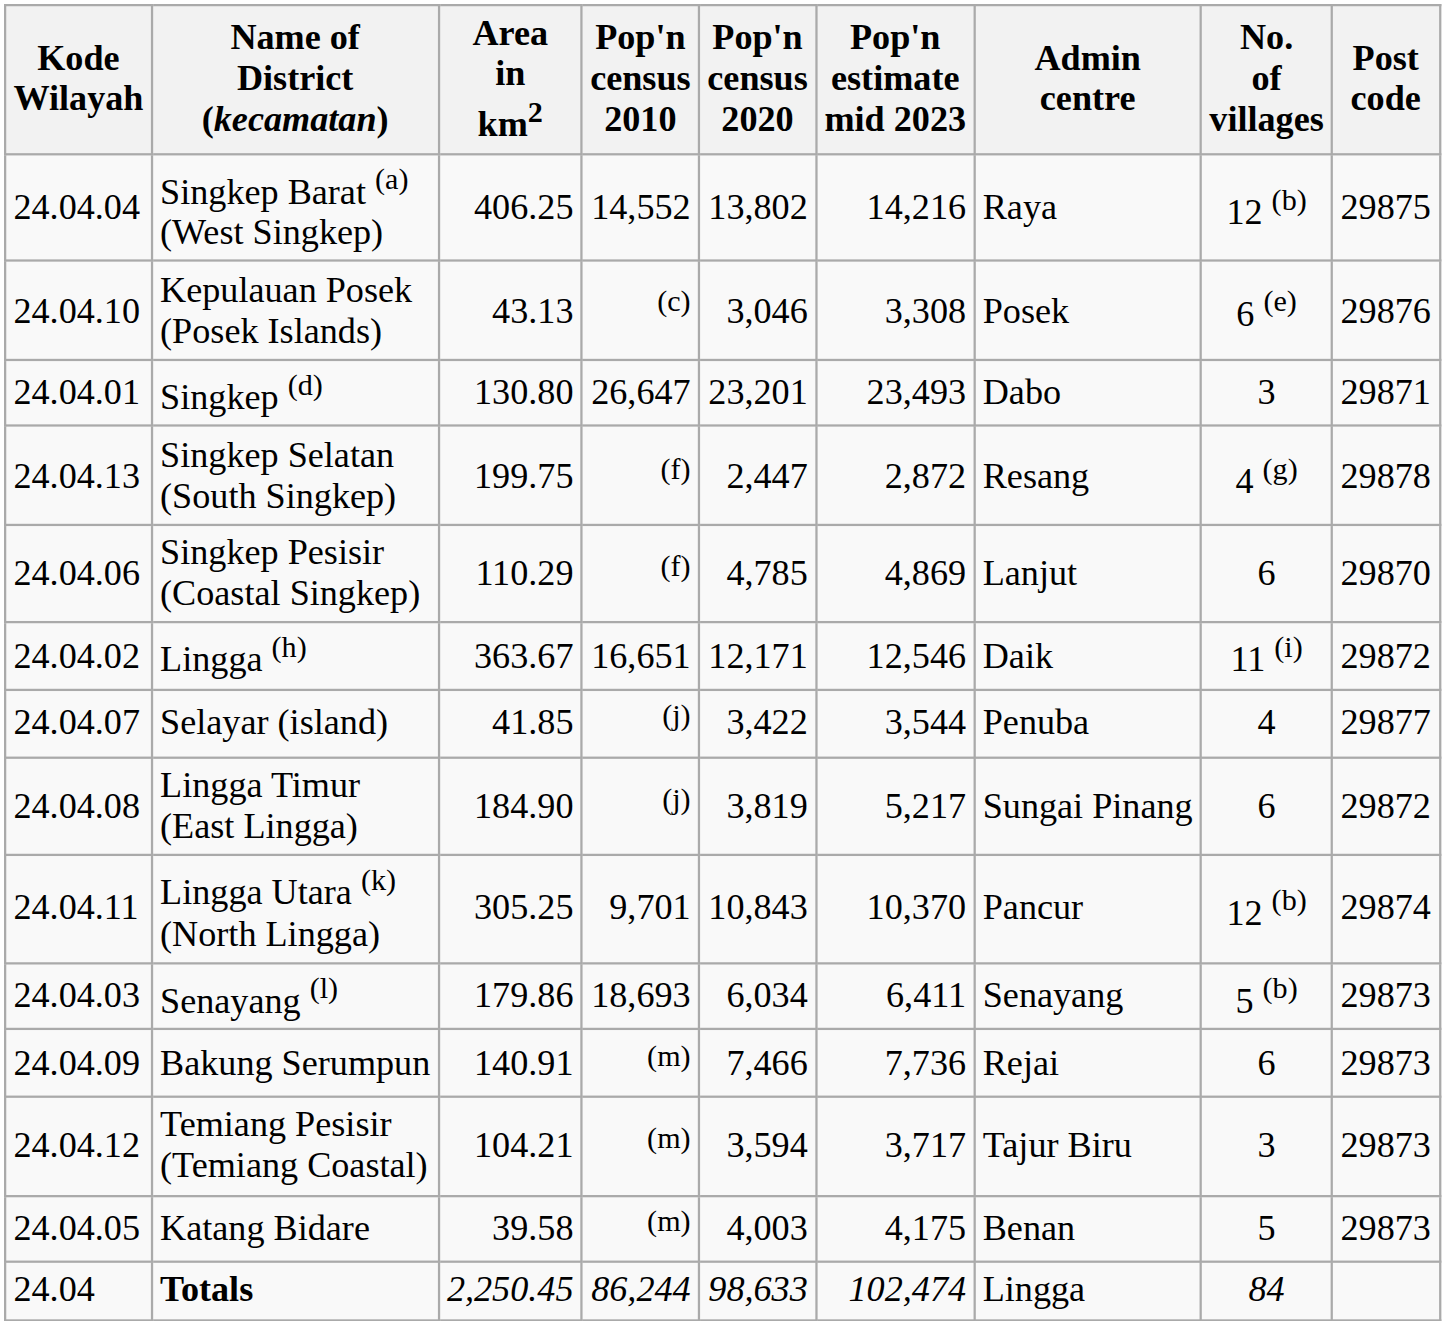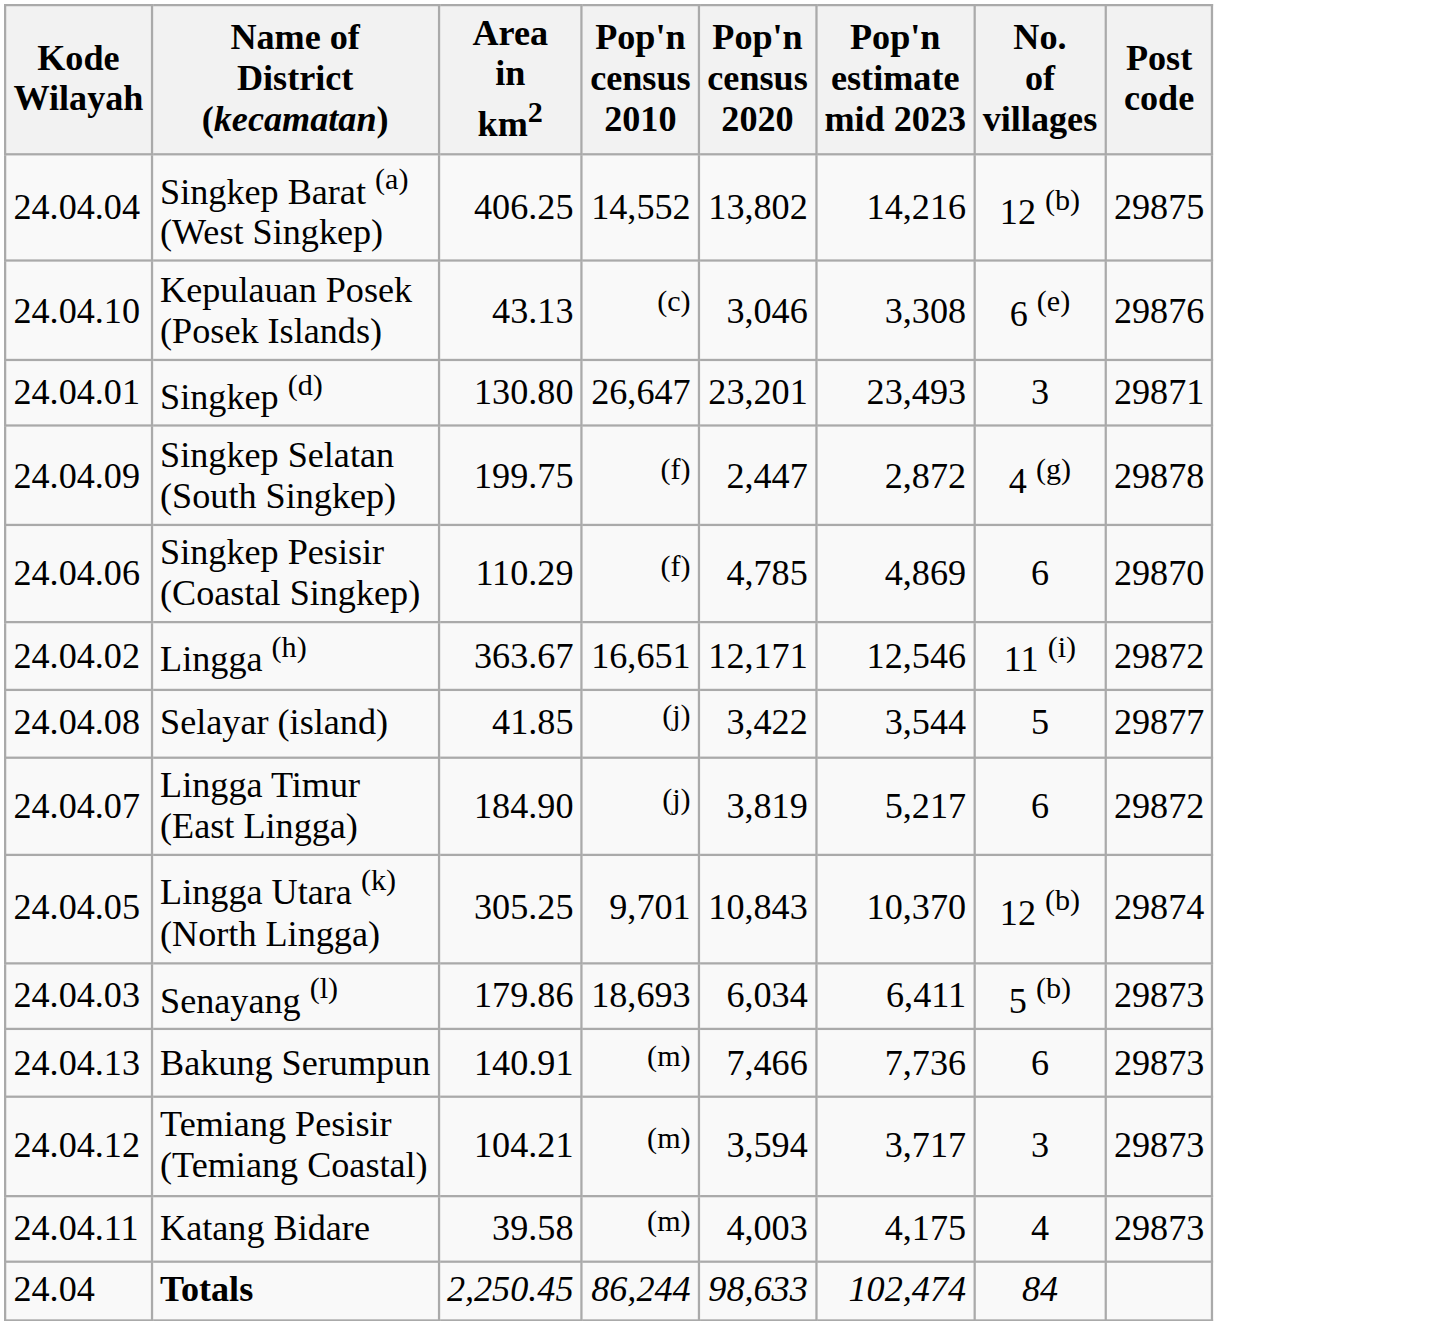- column: (1088, 78)
(77, 474) 24.04.13 -> (77, 474) 24.04.09
(77, 722) 24.04.07 -> (77, 722) 24.04.08
(1267, 722) 4 -> (1040, 722) 5
(77, 805) 24.04.08 -> (77, 805) 24.04.07
(76, 908) 24.04.11 -> (77, 908) 24.04.05
(77, 1062) 24.04.09 -> (77, 1062) 24.04.13
(77, 1227) 24.04.05 -> (76, 1227) 24.04.11
(1267, 1227) 5 -> (1040, 1227) 4
